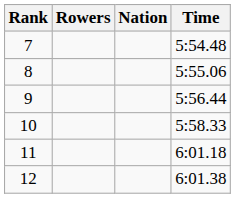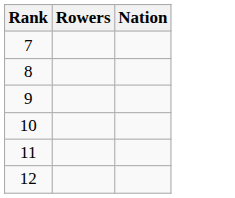- column: (201, 17)
